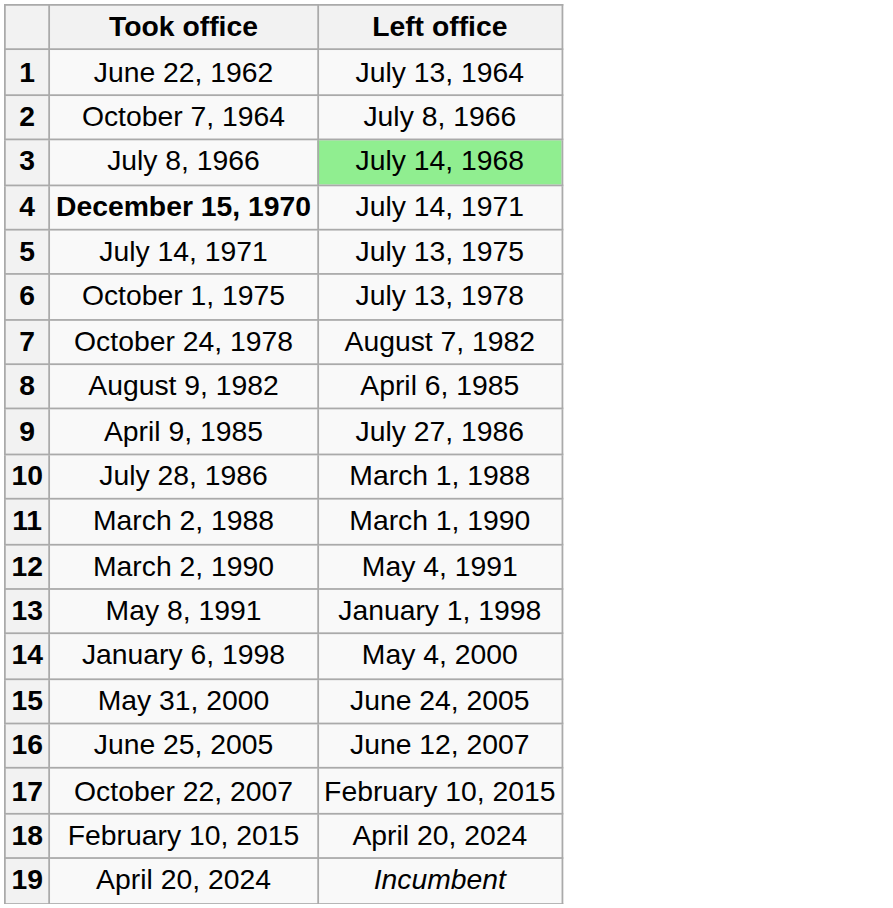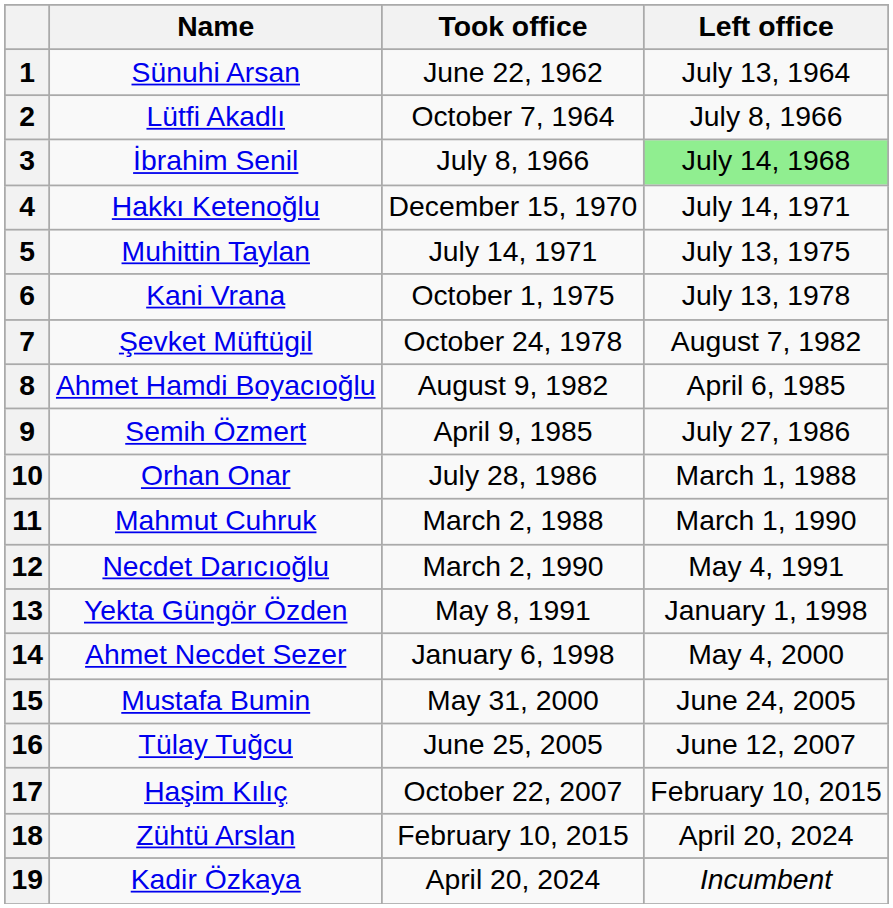+ column: (216, 26)
(184, 206) bold -> (513, 206) normal
